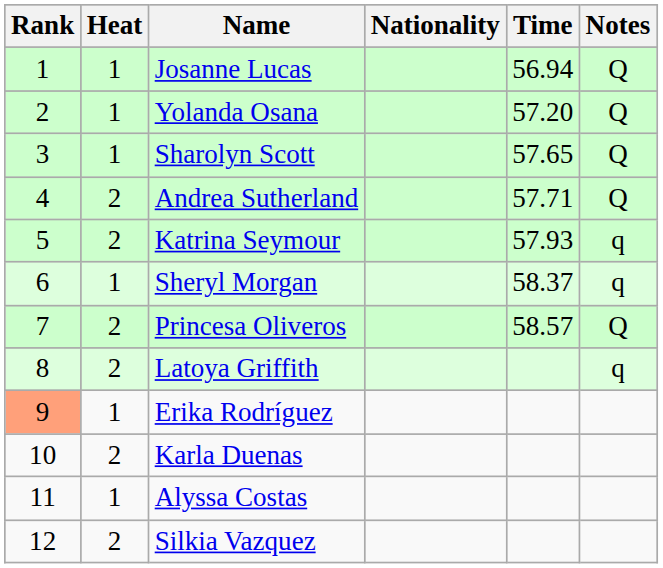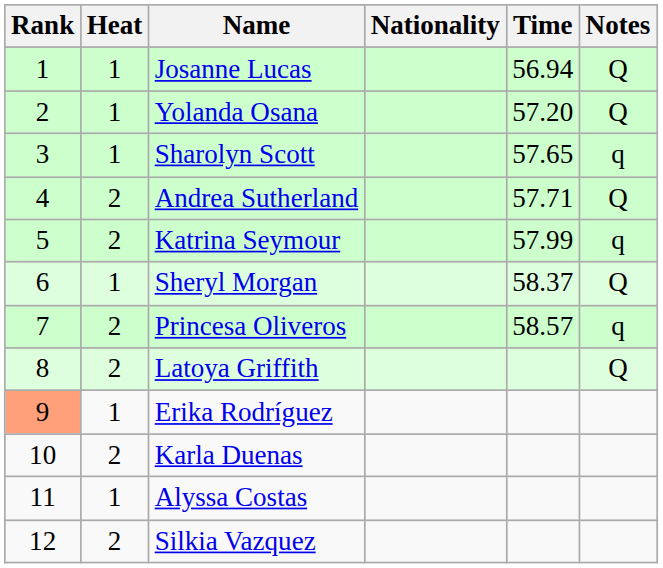(618, 154) Q -> (618, 154) q
(543, 240) 57.93 -> (543, 240) 57.99
(618, 283) q -> (618, 283) Q
(618, 326) Q -> (618, 326) q
(618, 369) q -> (618, 369) Q
